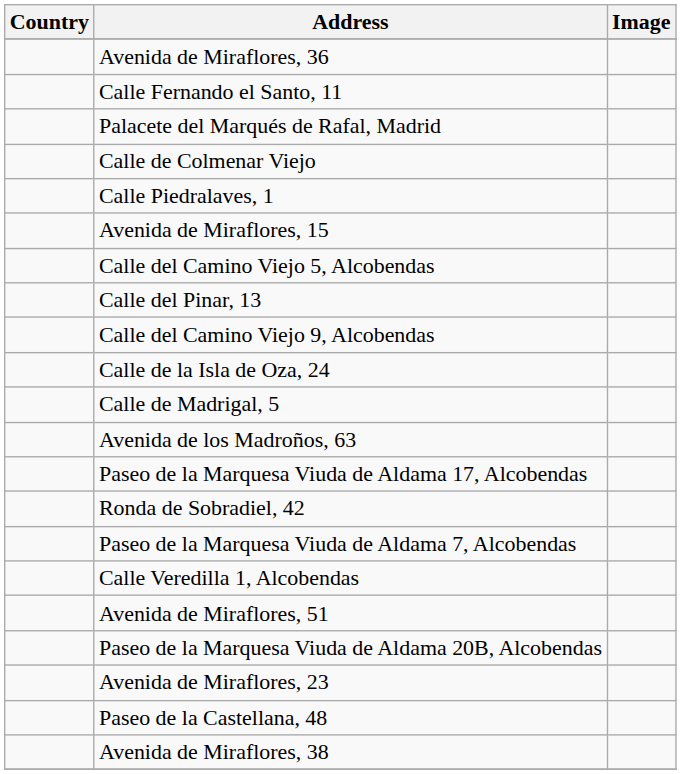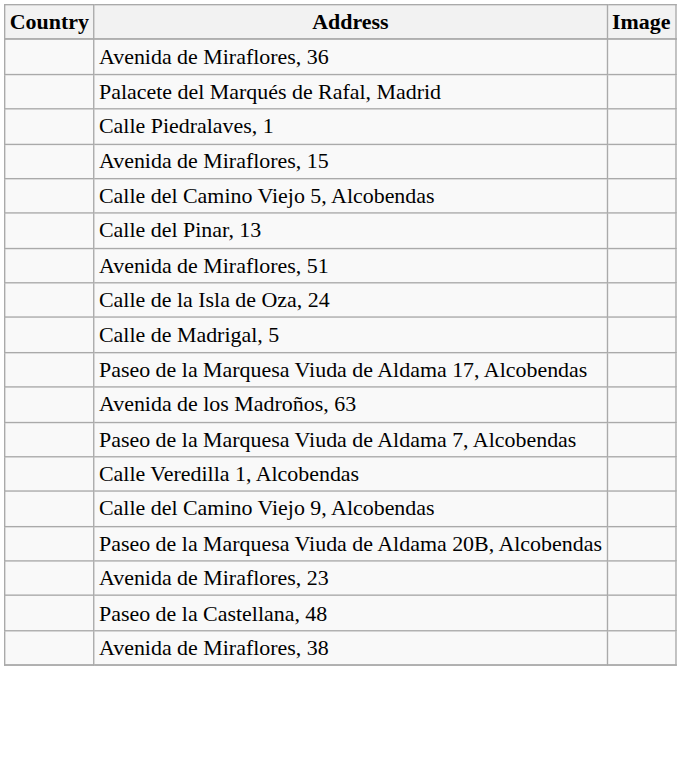- row: (221, 91)
- row: (207, 160)
rows swapped: (267, 334) <-> (214, 612)
rows swapped: (343, 473) <-> (228, 439)
- row: (202, 508)
